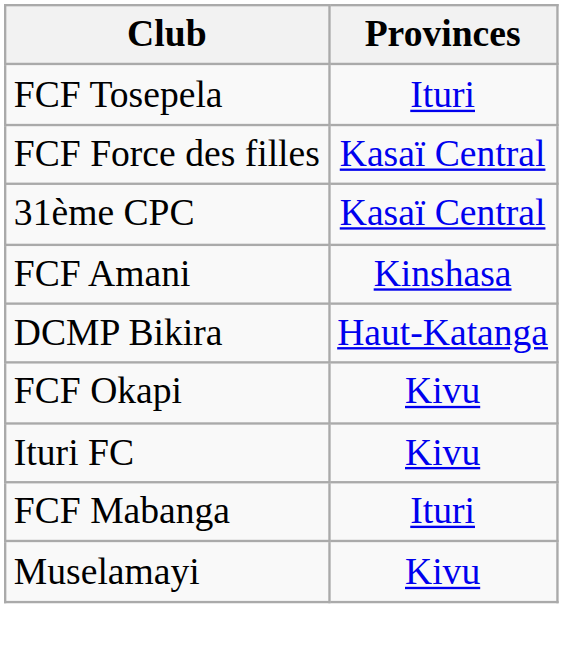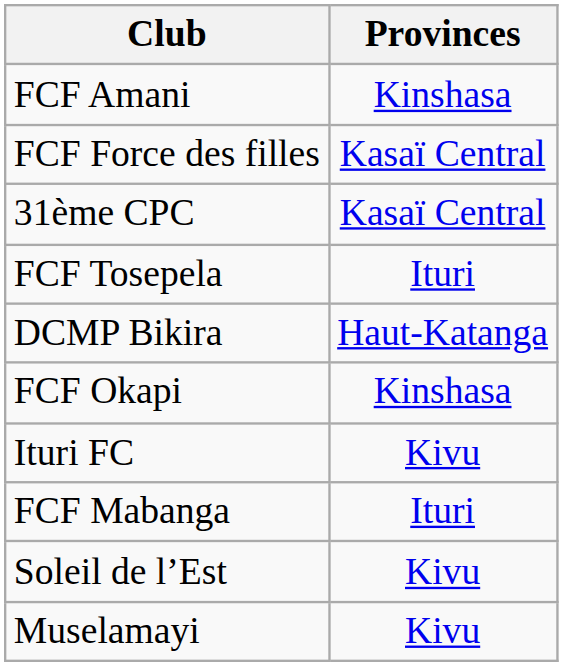rows swapped: (118, 93) <-> (102, 272)
(443, 392) Kivu -> (443, 392) Kinshasa
+ row: (120, 570)
